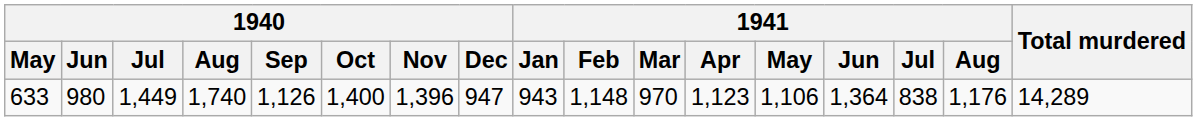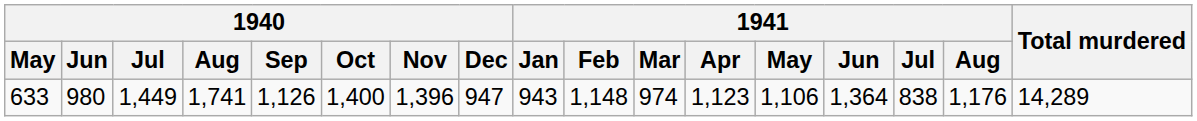(217, 97) 1,740 -> (217, 97) 1,741
(658, 97) 970 -> (658, 97) 974
